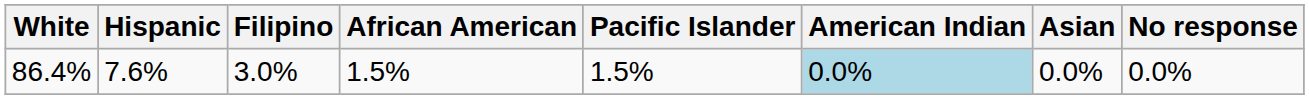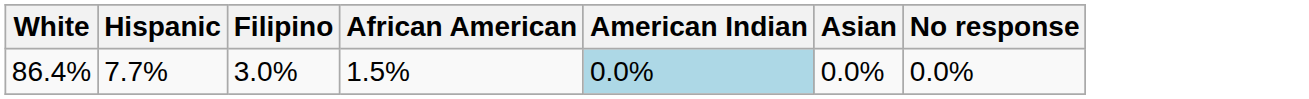- column: (693, 26)
(136, 71) 7.6% -> (136, 71) 7.7%
